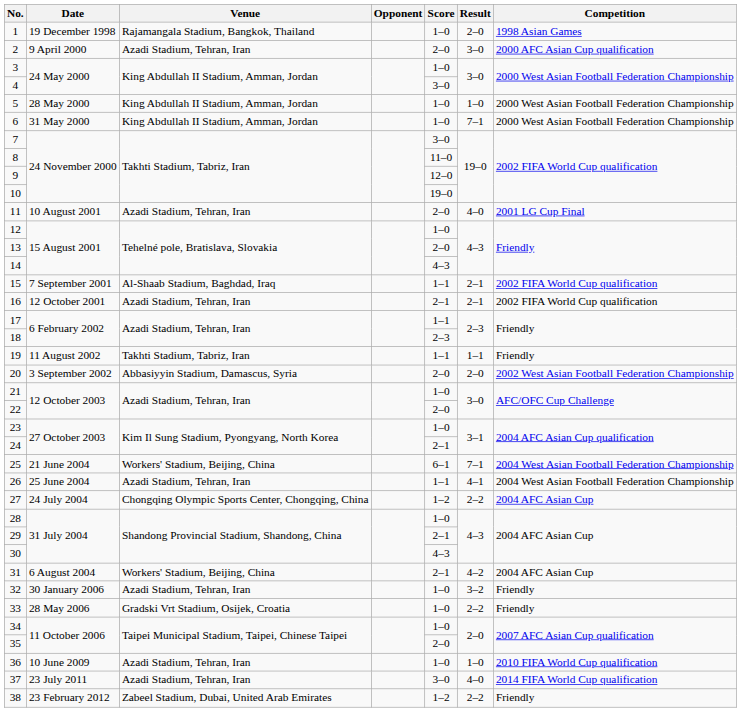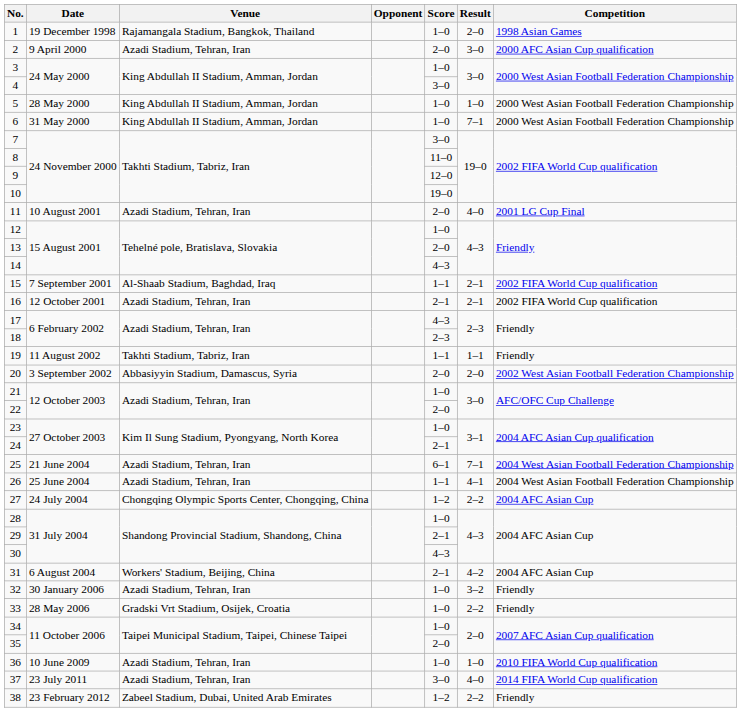(441, 319) 1–1 -> (441, 319) 4–3
(198, 463) Workers' Stadium, Beijing, China -> (186, 463) Azadi Stadium, Tehran, Iran
